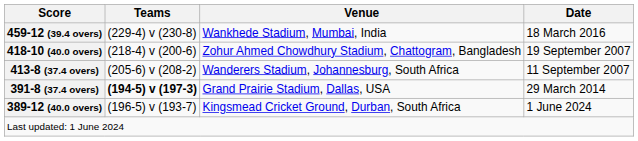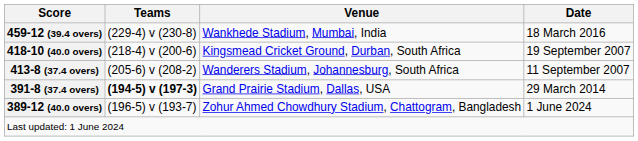(362, 51) Zohur Ahmed Chowdhury Stadium, Chattogram, Bangladesh -> (332, 51) Kingsmead Cricket Ground, Durban, South Africa
(332, 107) Kingsmead Cricket Ground, Durban, South Africa -> (362, 107) Zohur Ahmed Chowdhury Stadium, Chattogram, Bangladesh
